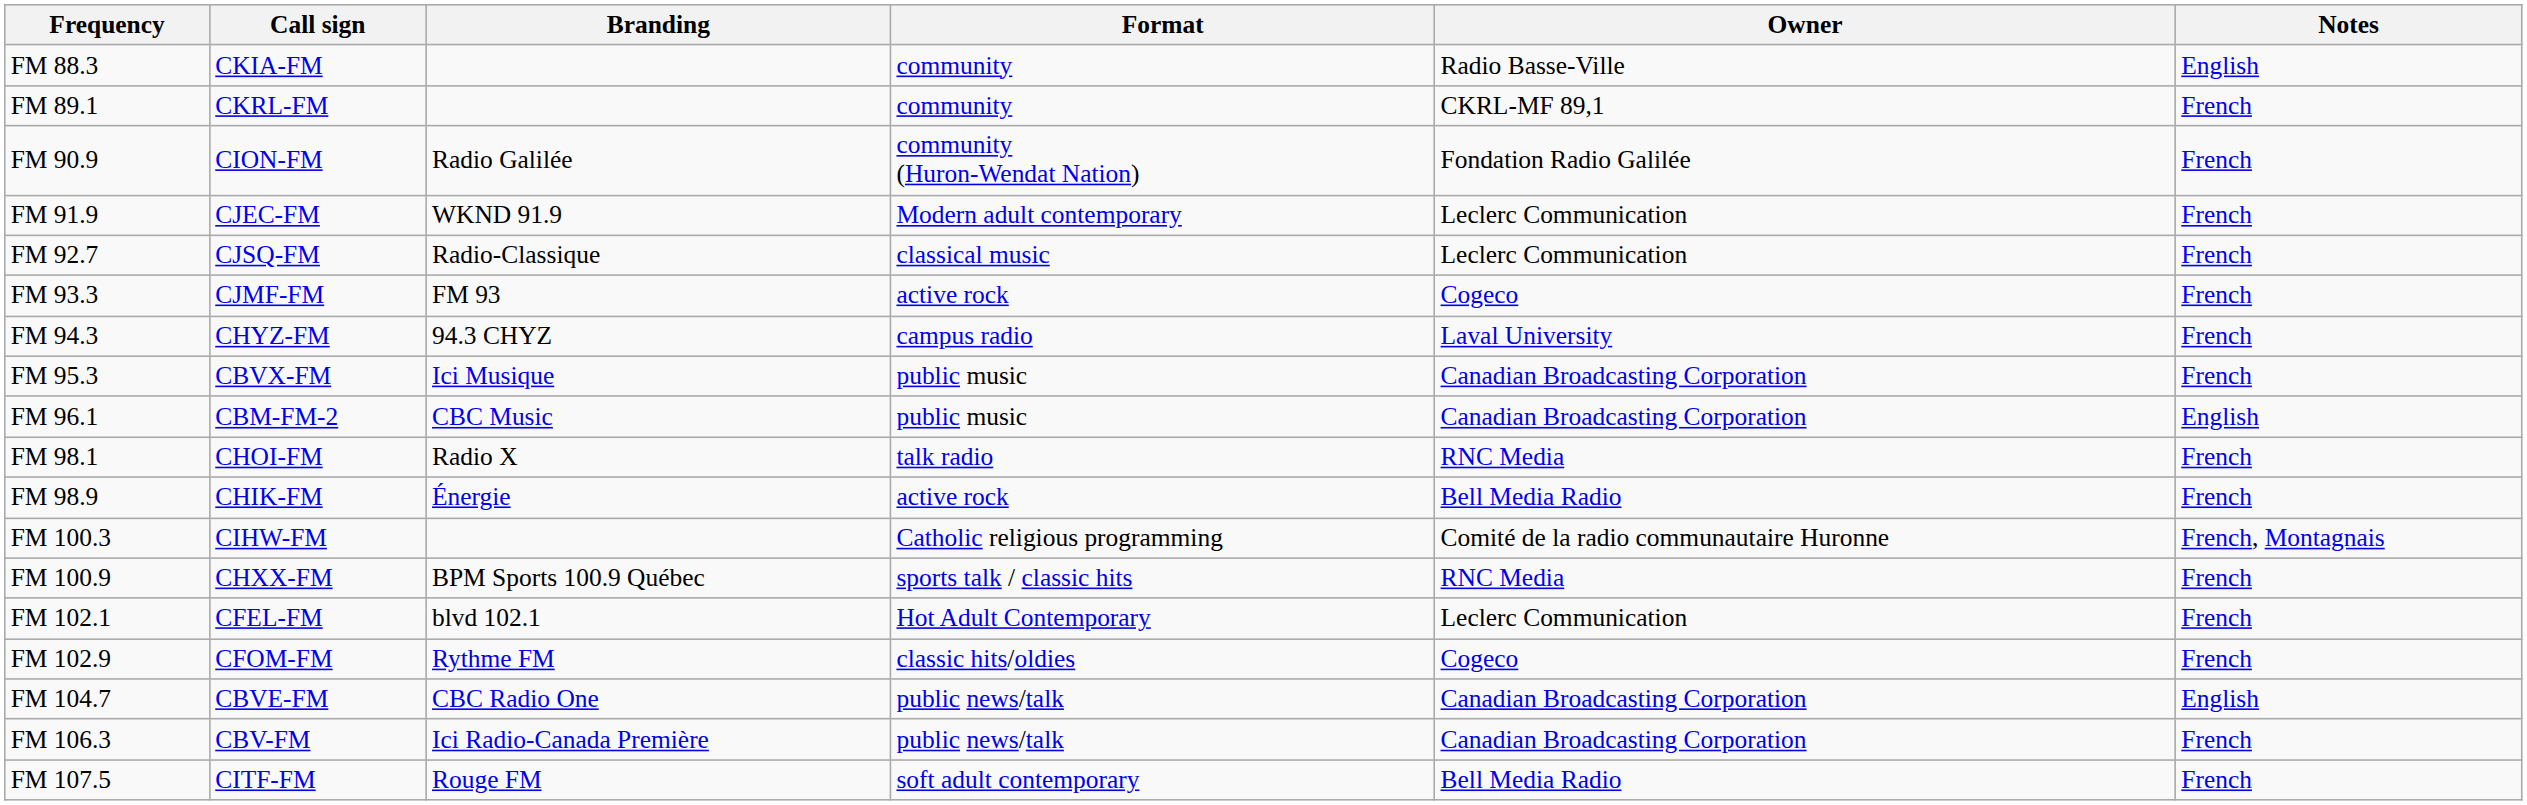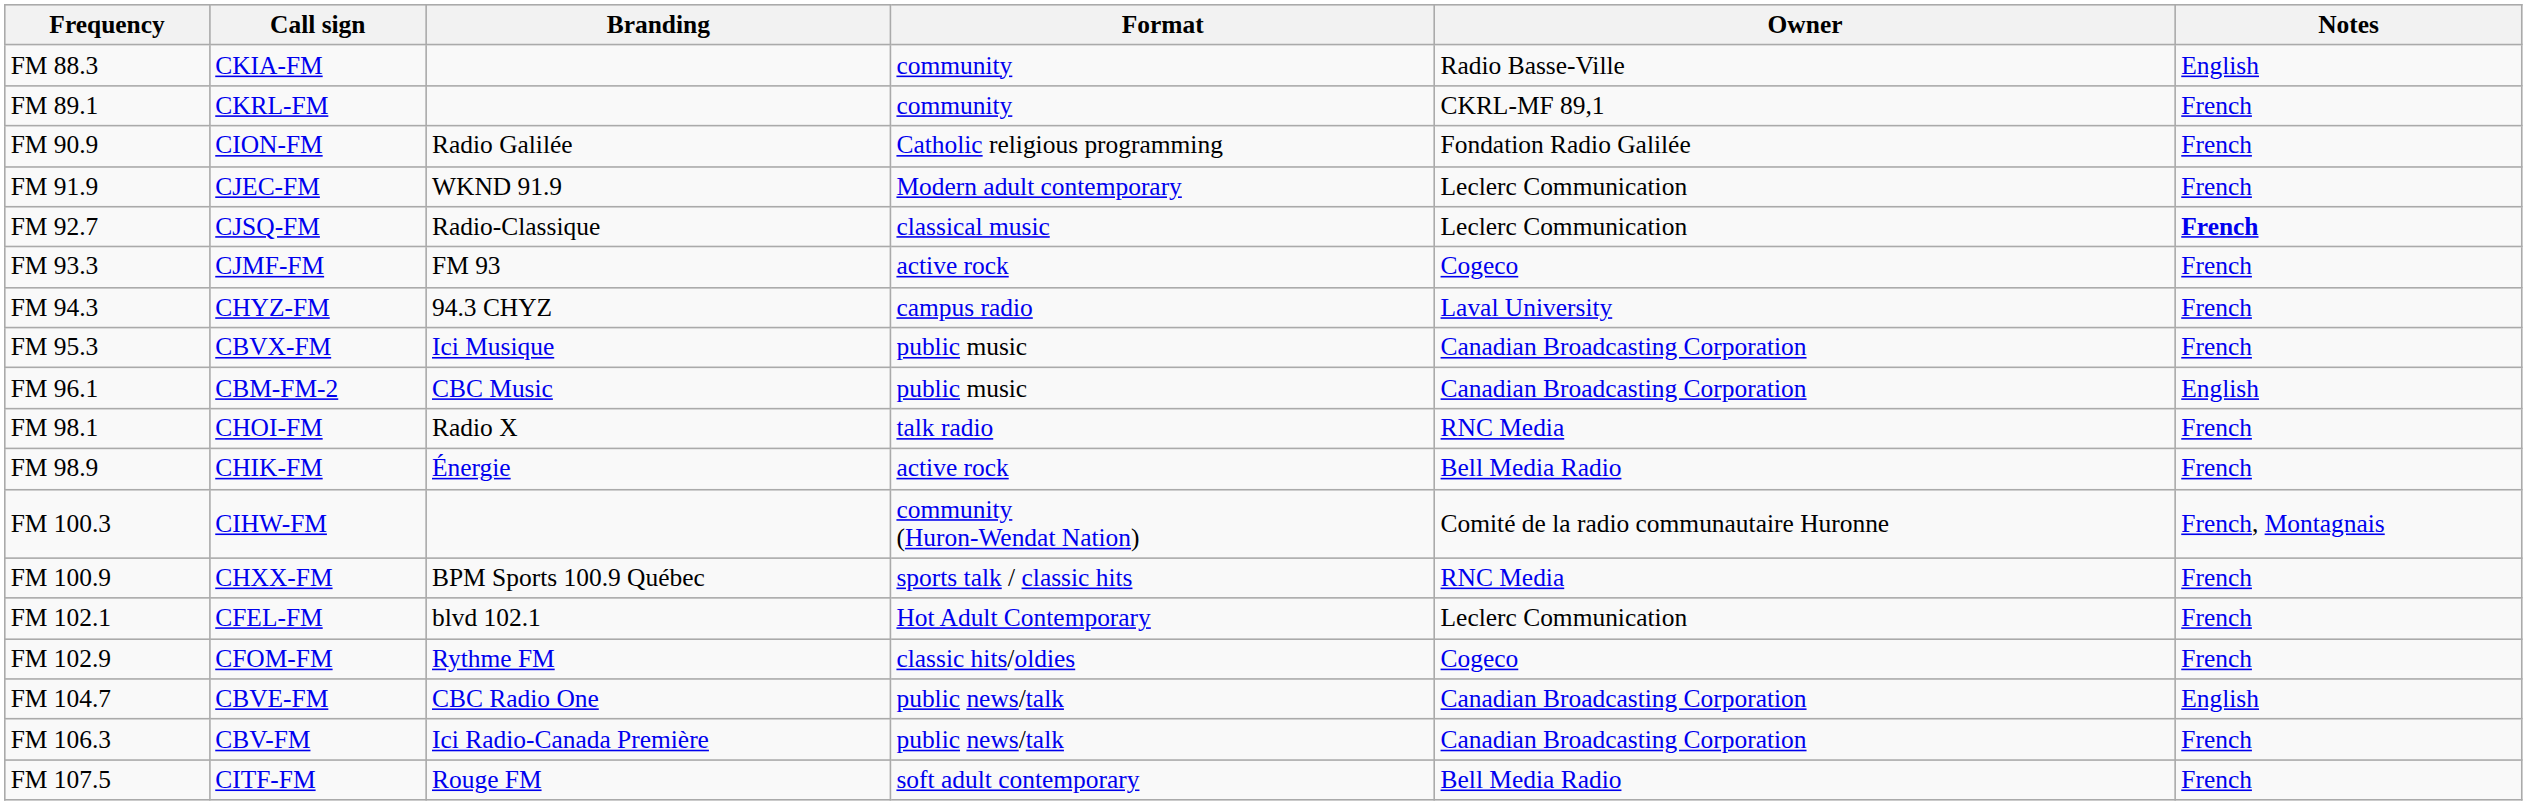(1018, 160) community (Huron-Wendat Nation) -> (1060, 145) Catholic religious programming
(2217, 255) normal -> (2220, 226) bold
(1060, 537) Catholic religious programming -> (1018, 523) community (Huron-Wendat Nation)
